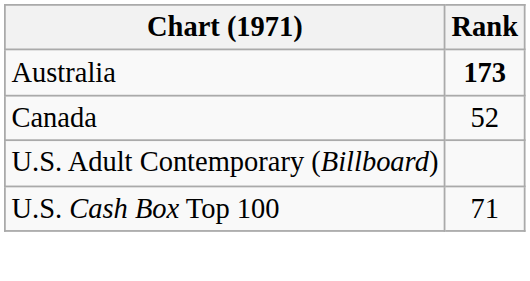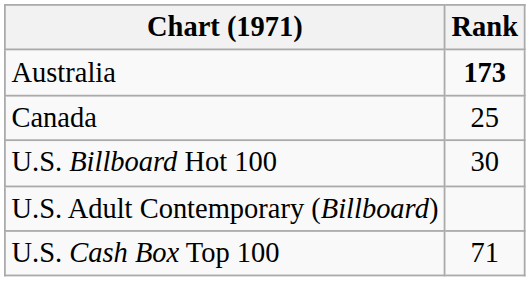(485, 117) 52 -> (485, 117) 25
+ row: (144, 162)
